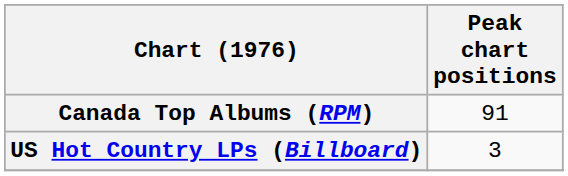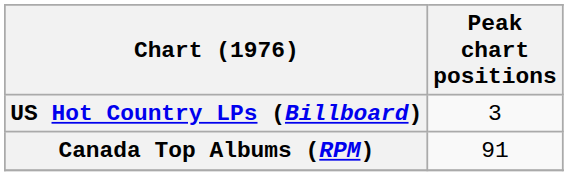rows swapped: (216, 114) <-> (216, 151)
